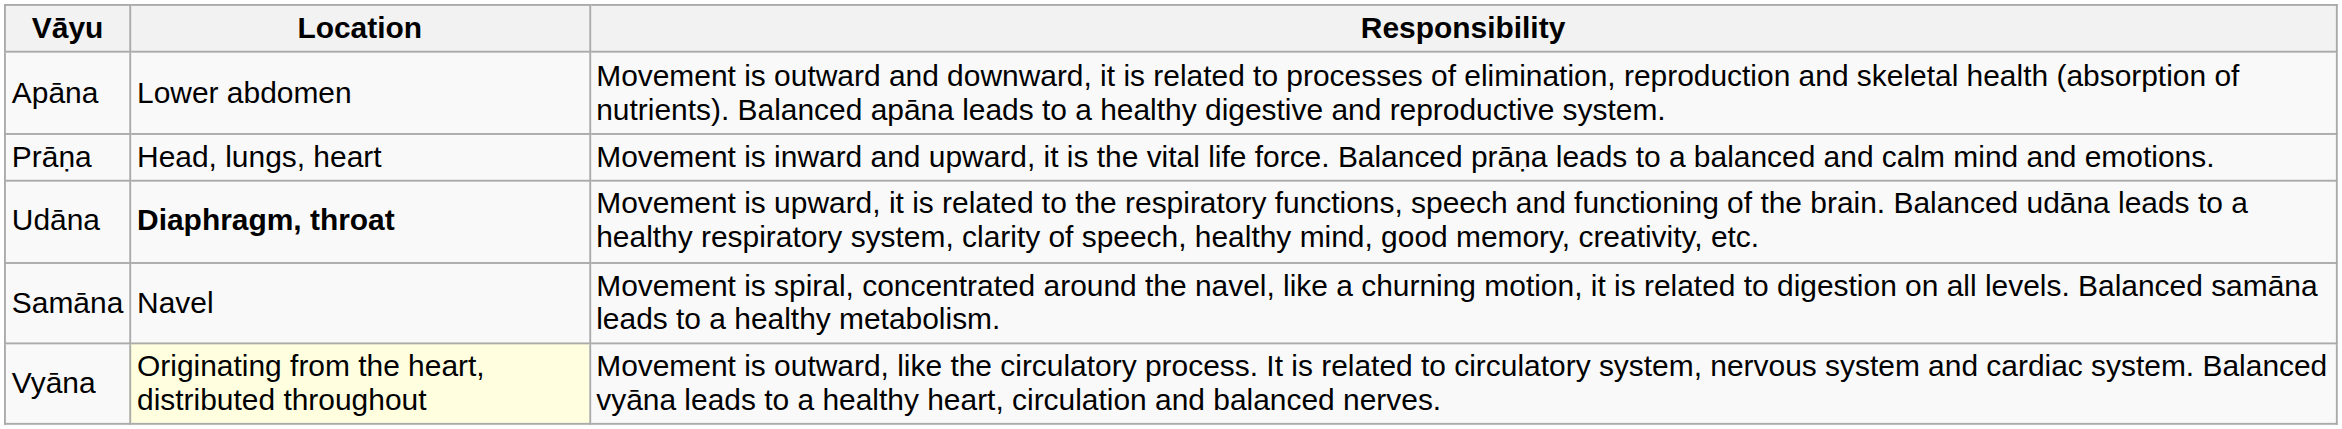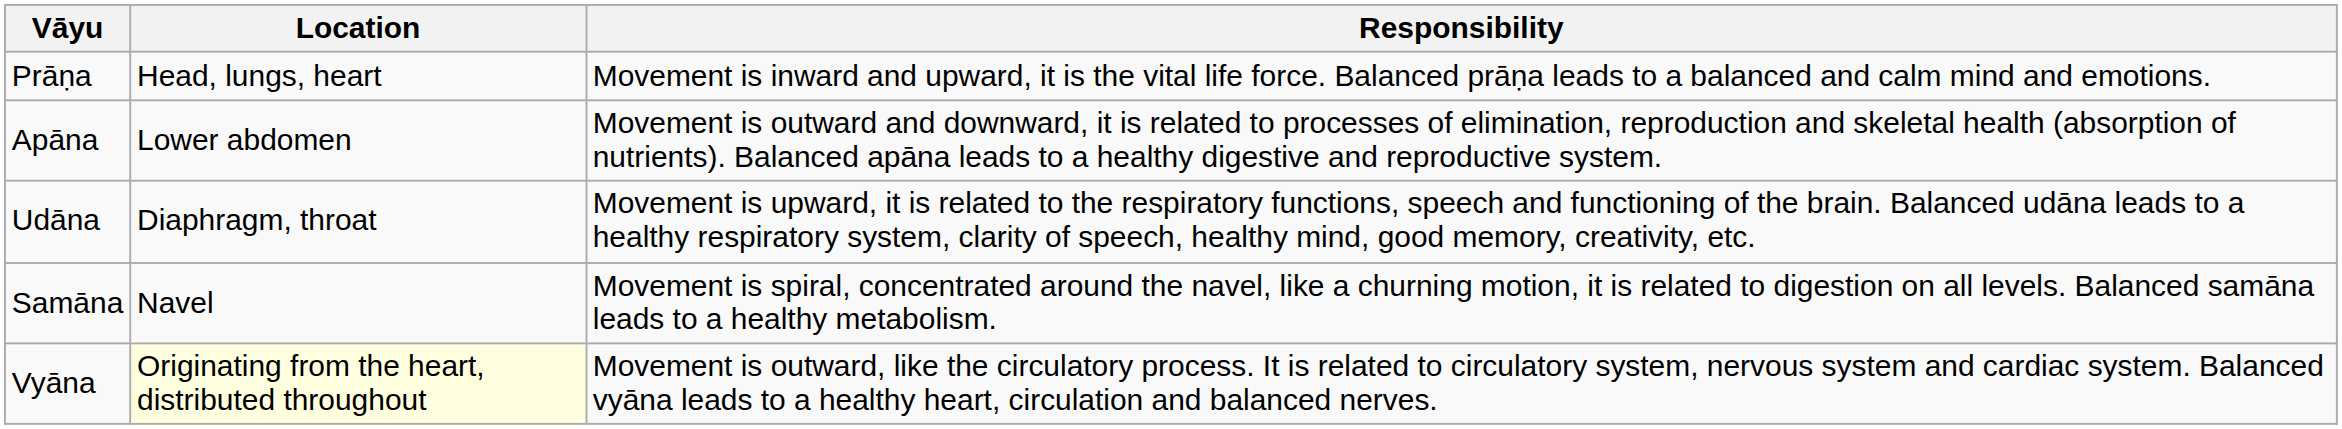rows swapped: (52, 156) <-> (55, 92)
(266, 221) bold -> (257, 221) normal
